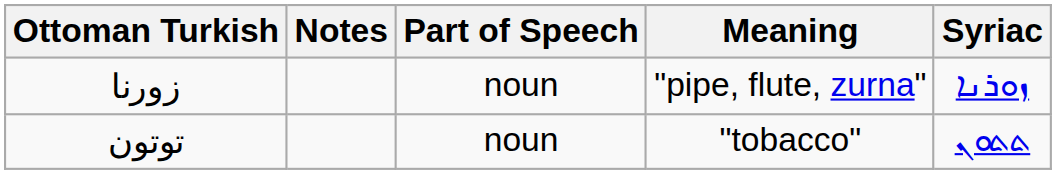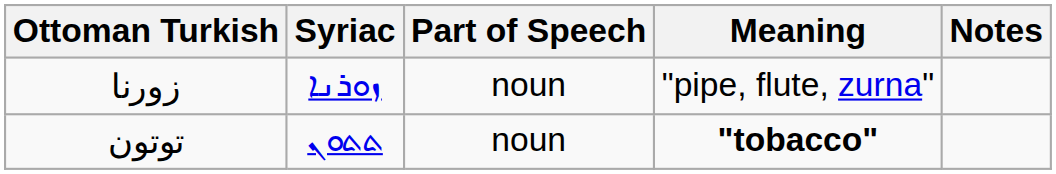columns swapped: (992, 31) <-> (341, 31)
(790, 140) normal -> (798, 140) bold
